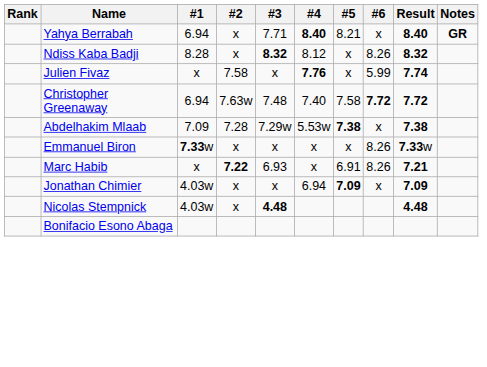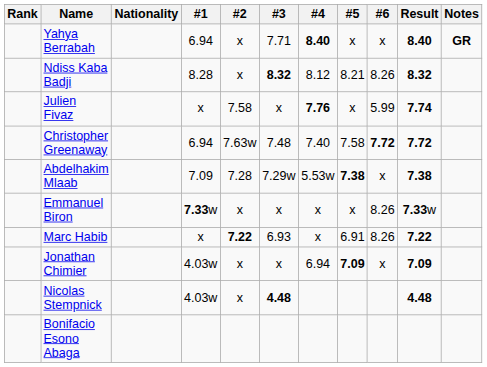+ column: (146, 14)
(348, 34) 8.21 -> (352, 41) x
(348, 53) x -> (352, 75) 8.21
(415, 166) 7.21 -> (419, 237) 7.22
